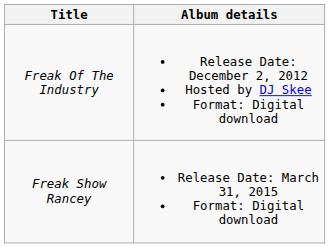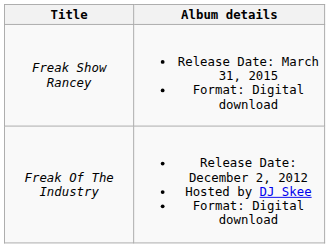rows swapped: (69, 83) <-> (69, 192)
